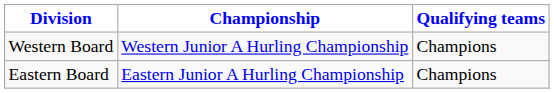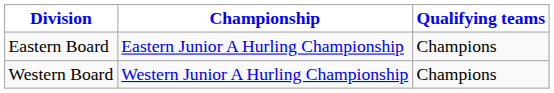rows swapped: (59, 74) <-> (61, 46)
